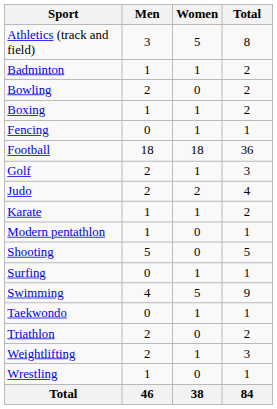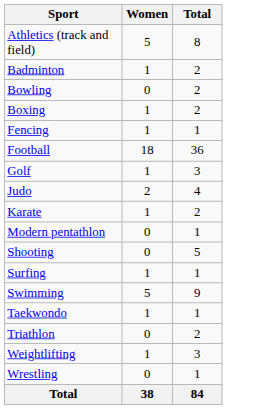- column: (147, 14)
